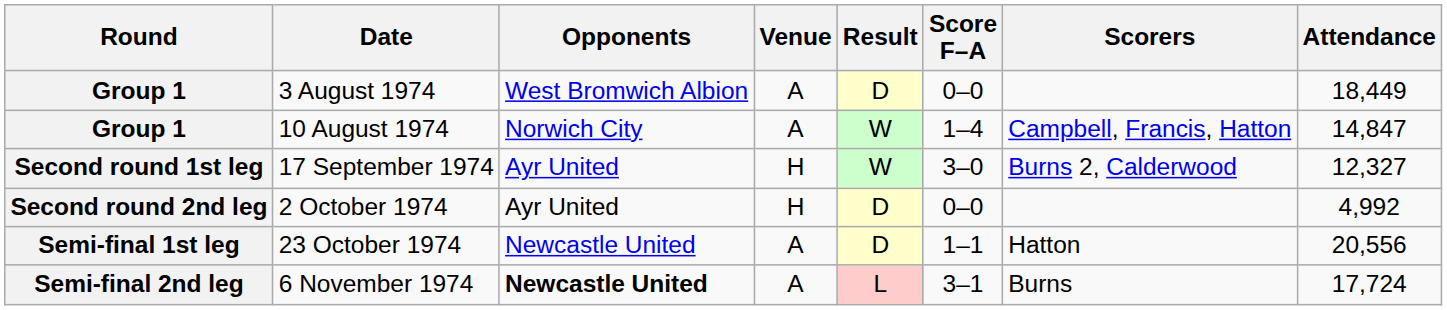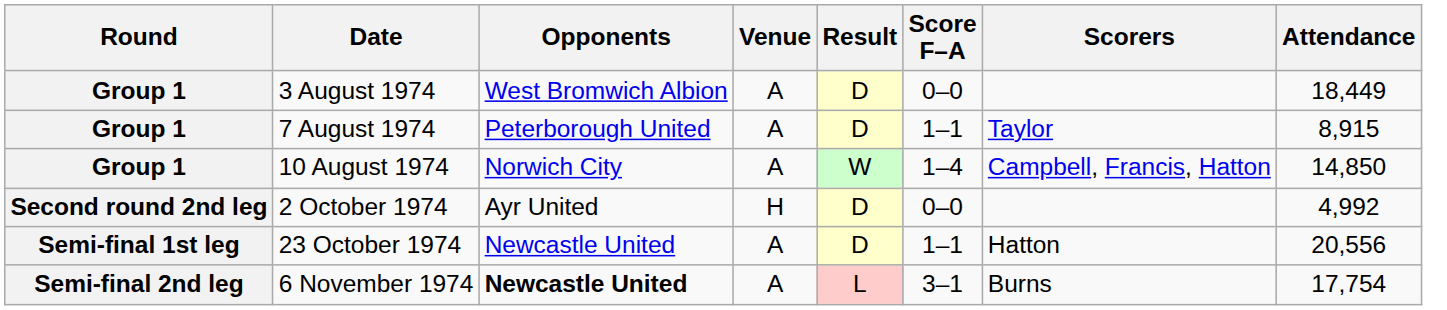+ row: (357, 129)
(1369, 129) 14,847 -> (1349, 167) 14,850
- row: (386, 167)
(1369, 284) 17,724 -> (1349, 284) 17,754
